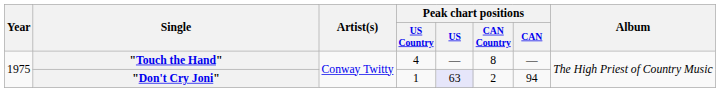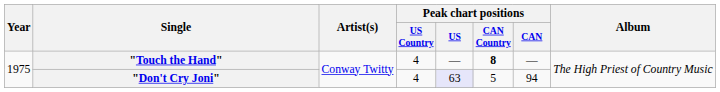(493, 60) normal -> (493, 60) bold
(416, 78) 1 -> (416, 78) 4
(493, 78) 2 -> (493, 78) 5
